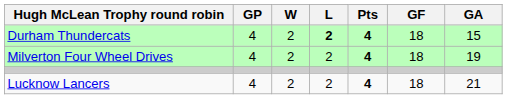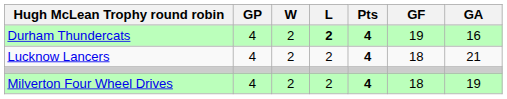(416, 35) 18 -> (416, 35) 19
(474, 35) 15 -> (474, 35) 16
rows swapped: (90, 56) <-> (58, 83)
